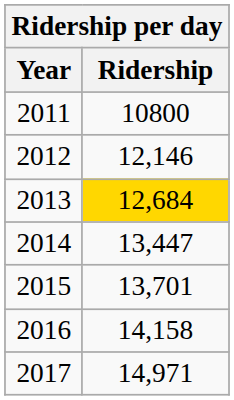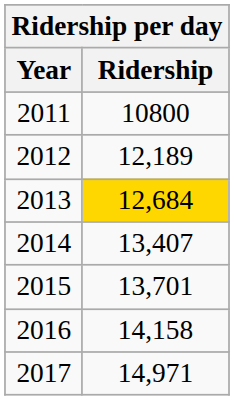(155, 156) 12,146 -> (155, 156) 12,189
(155, 243) 13,447 -> (155, 243) 13,407
